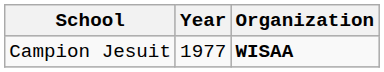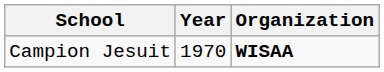(203, 52) 1977 -> (203, 52) 1970
